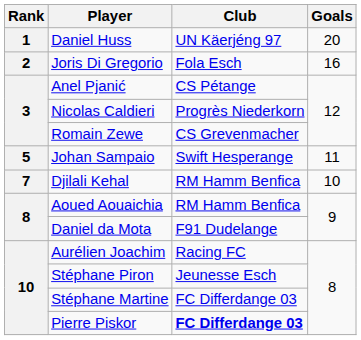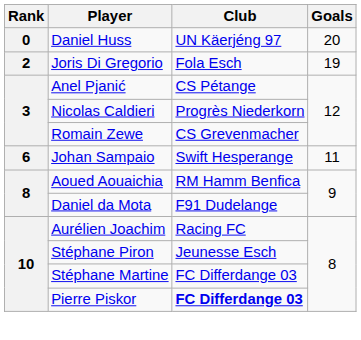(26, 39) 1 -> (26, 39) 0
(332, 63) 16 -> (332, 63) 19
(26, 157) 5 -> (26, 157) 6
- row: (90, 181)
